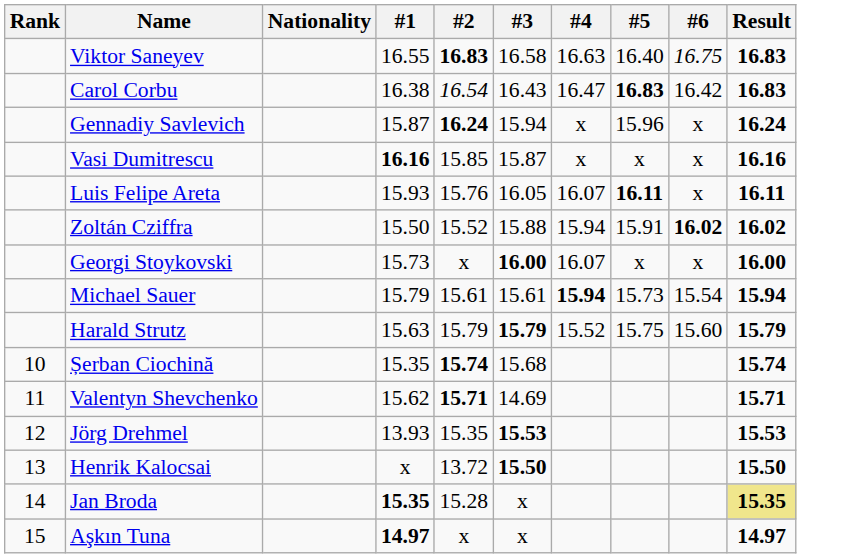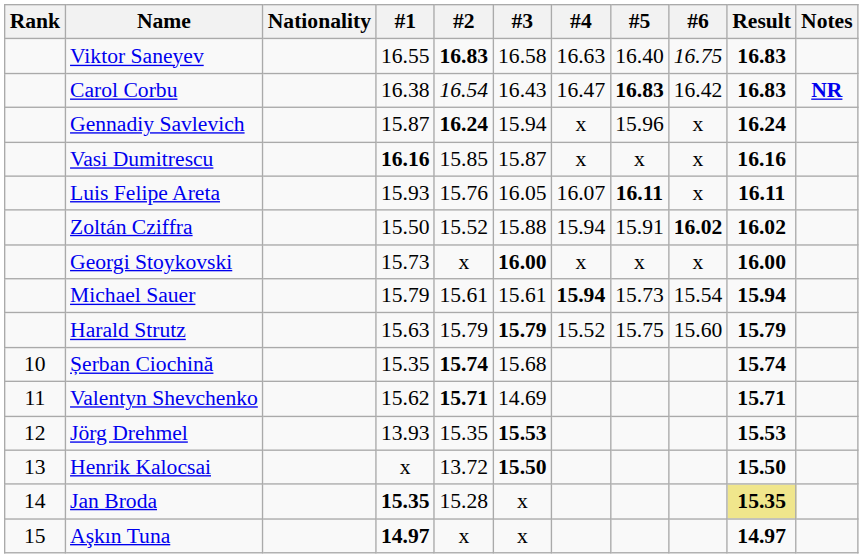+ column: (827, 21)
(581, 261) 16.07 -> (581, 261) x
